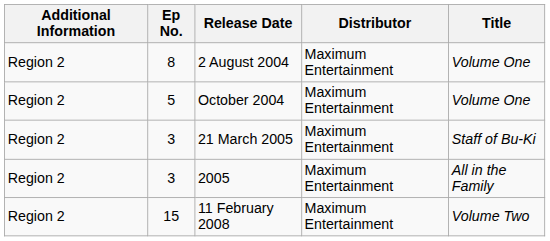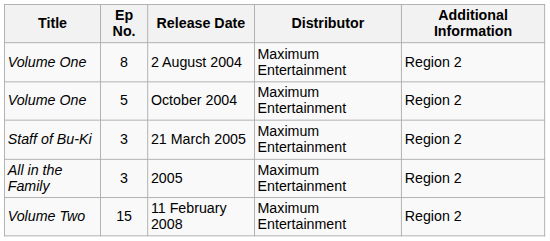columns swapped: (497, 23) <-> (76, 23)
